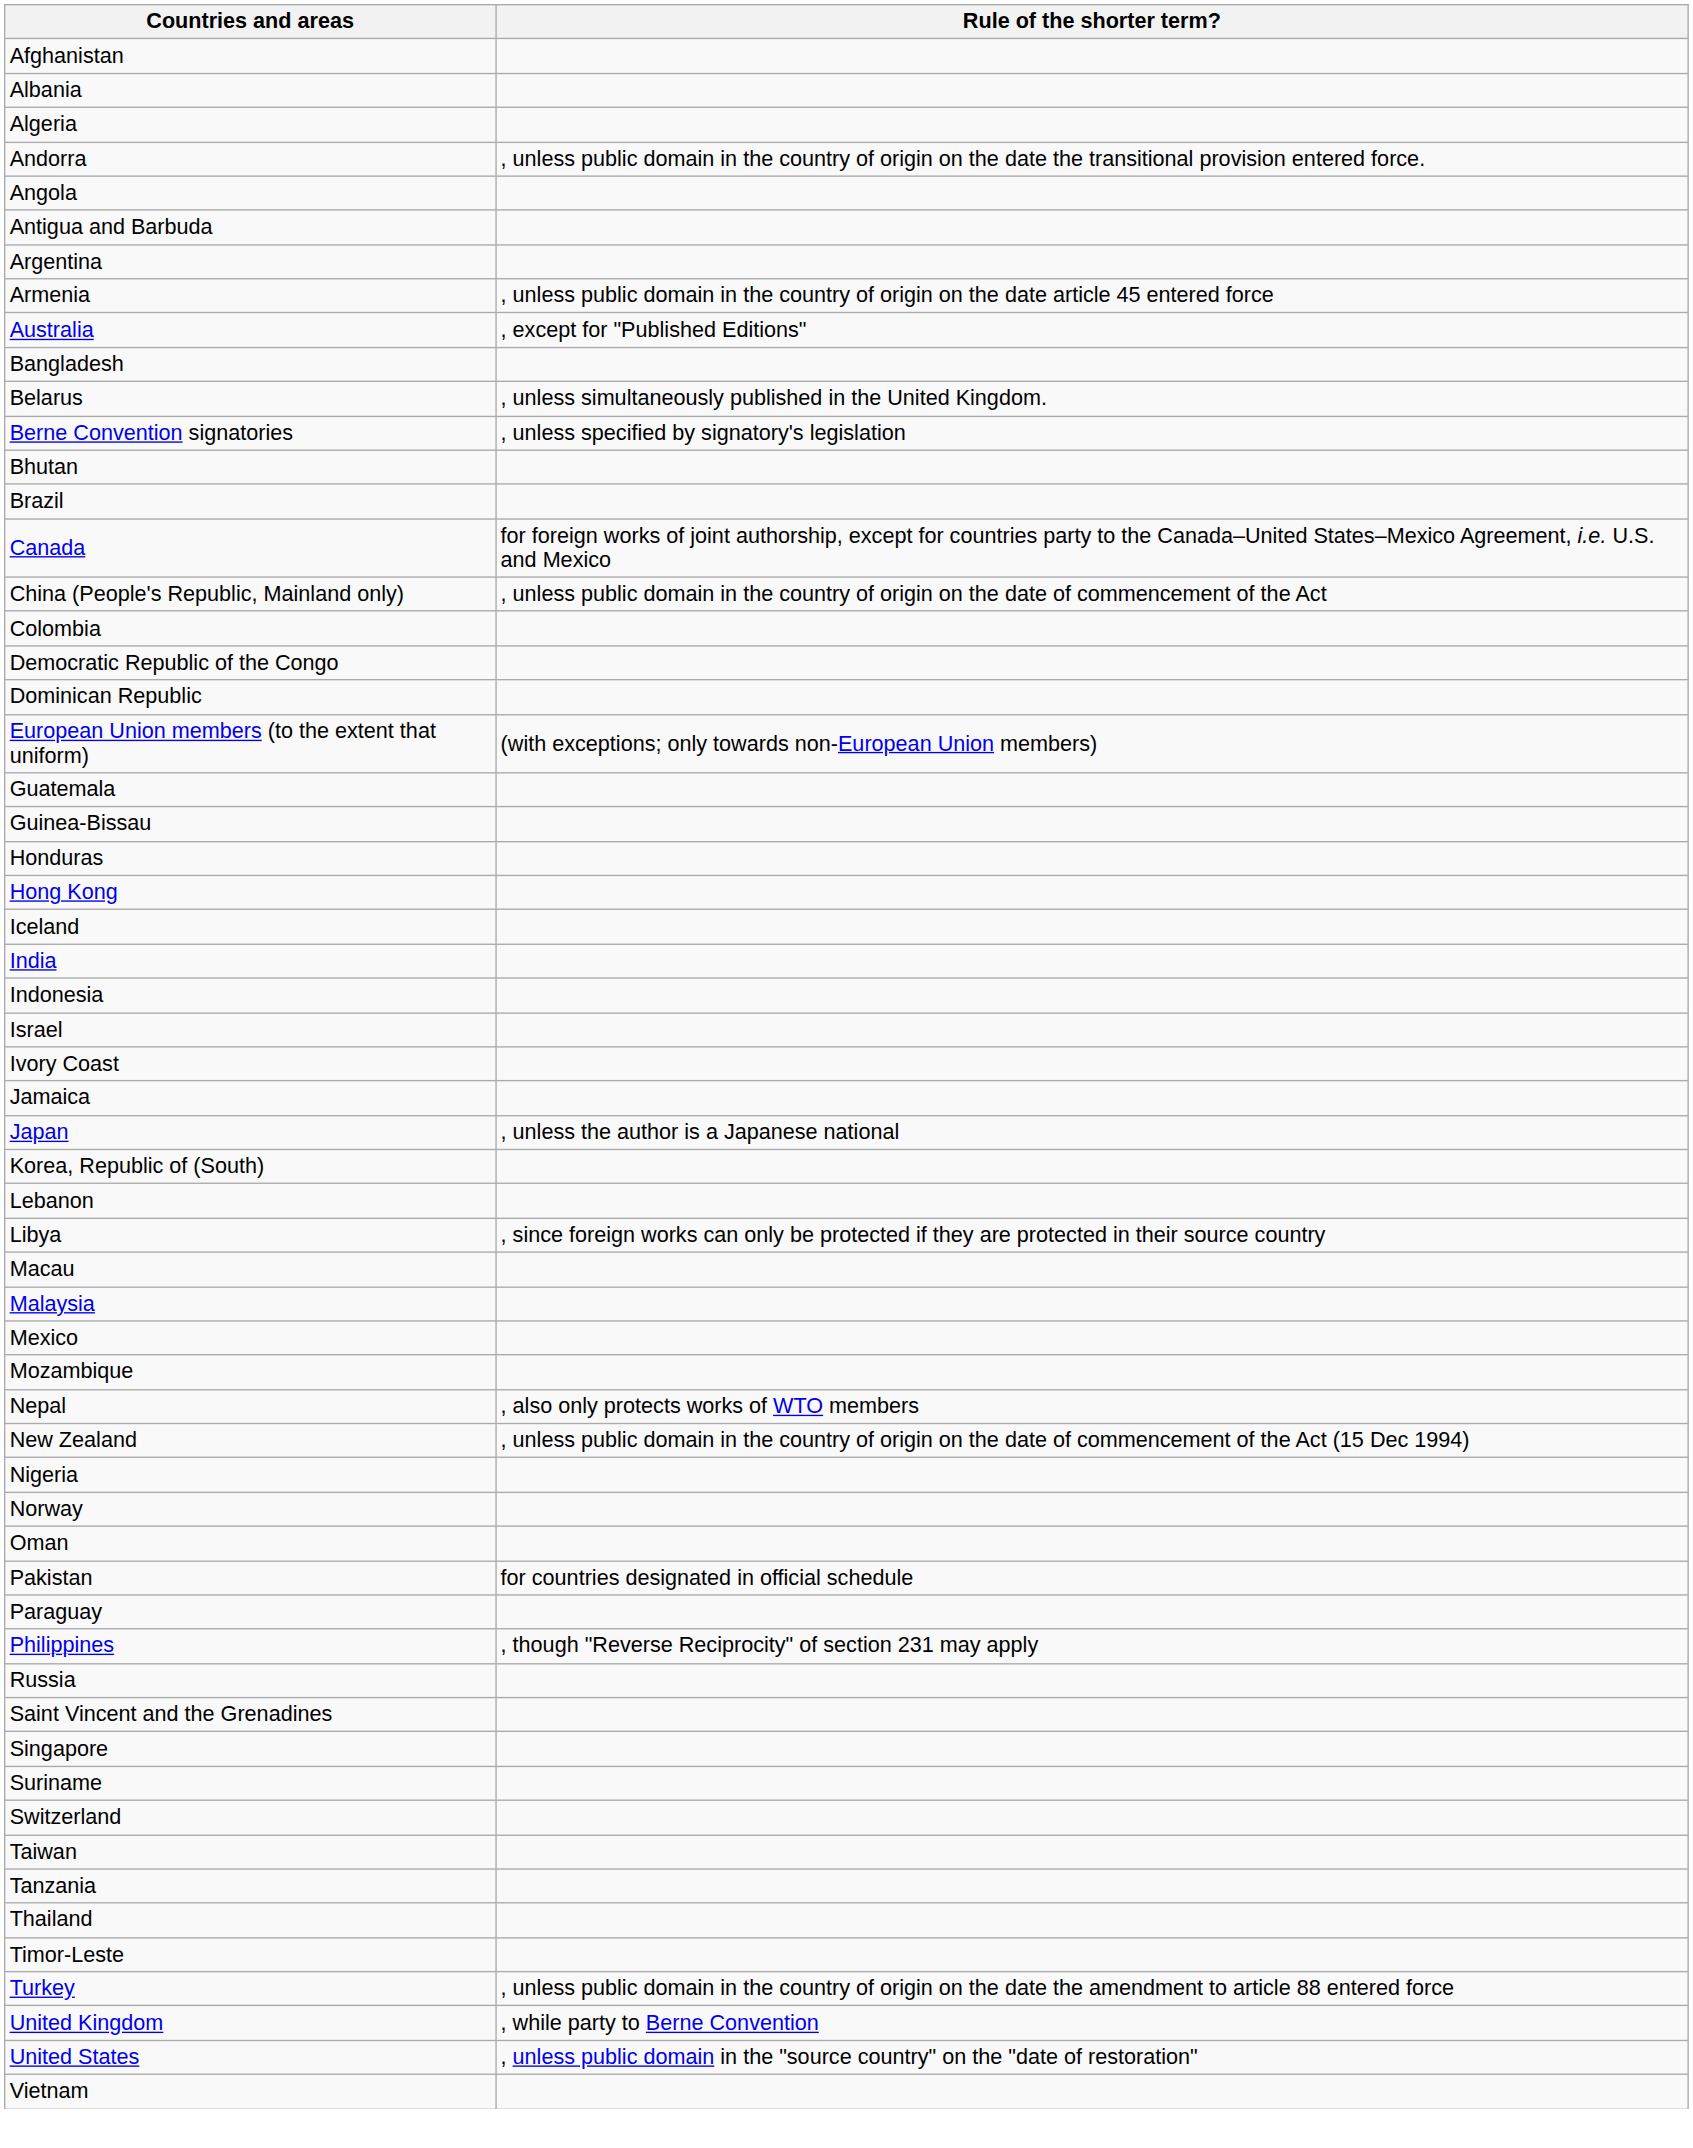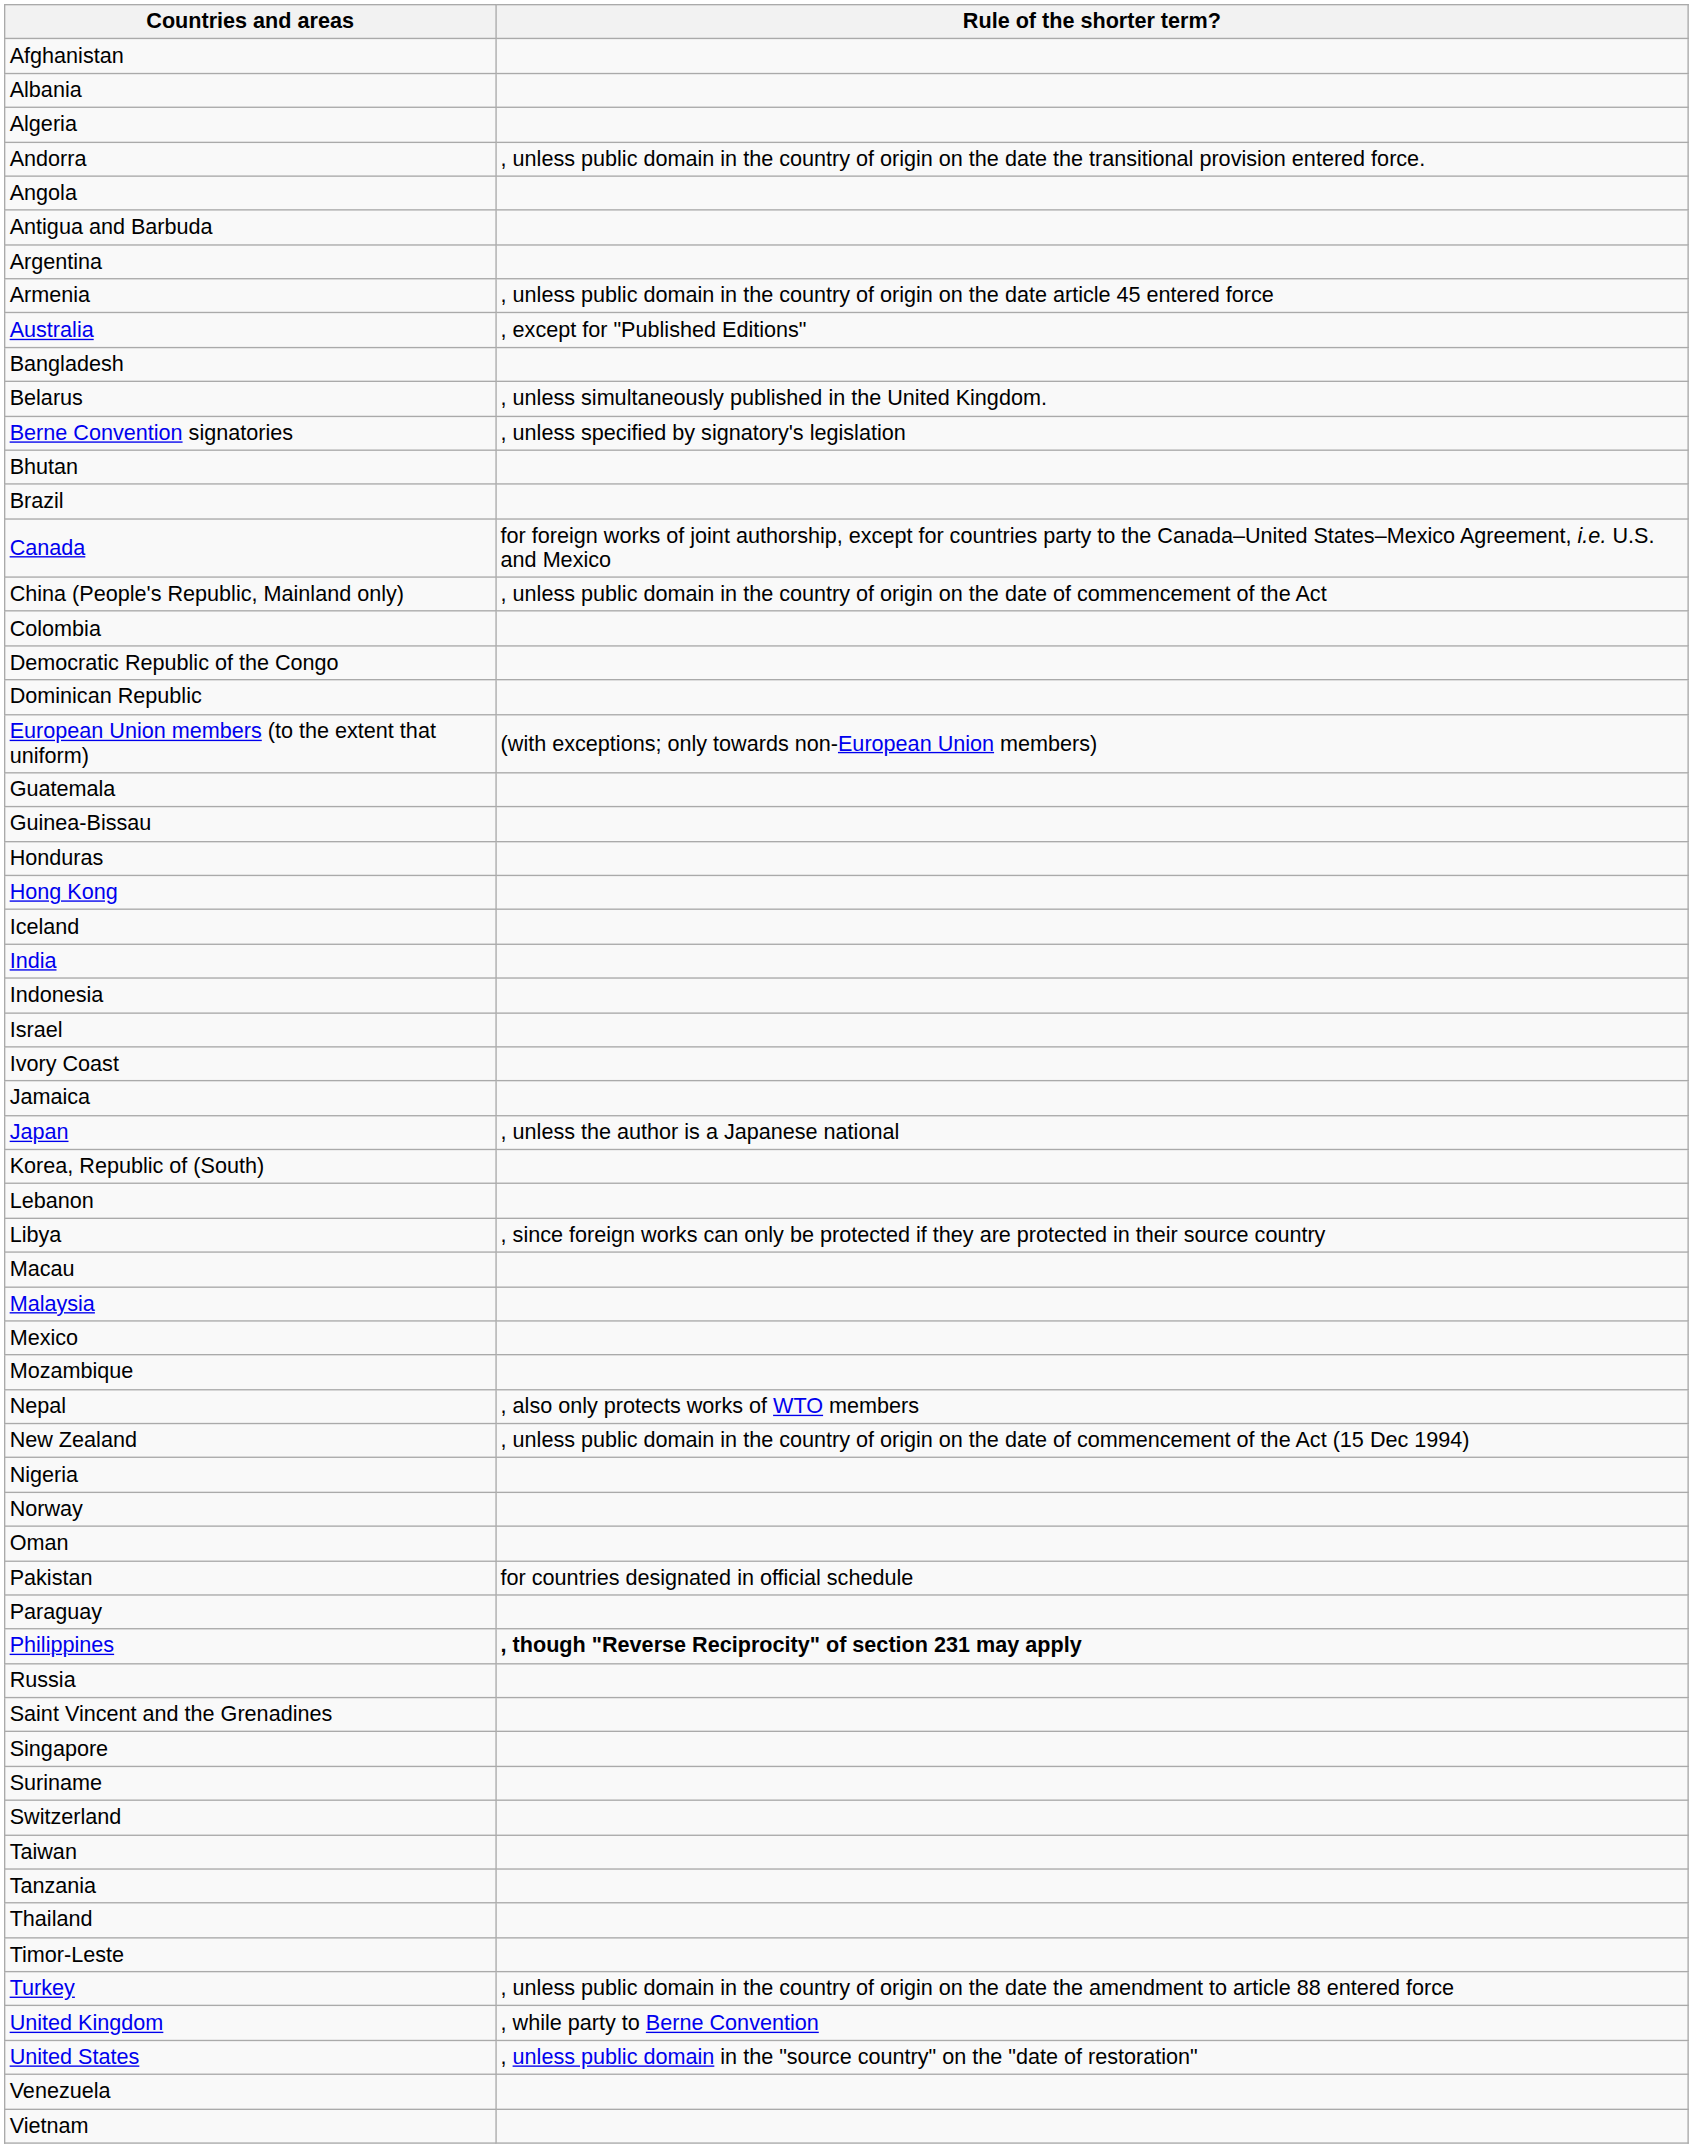(769, 1646) normal -> (791, 1646) bold
+ row: (60, 2091)
